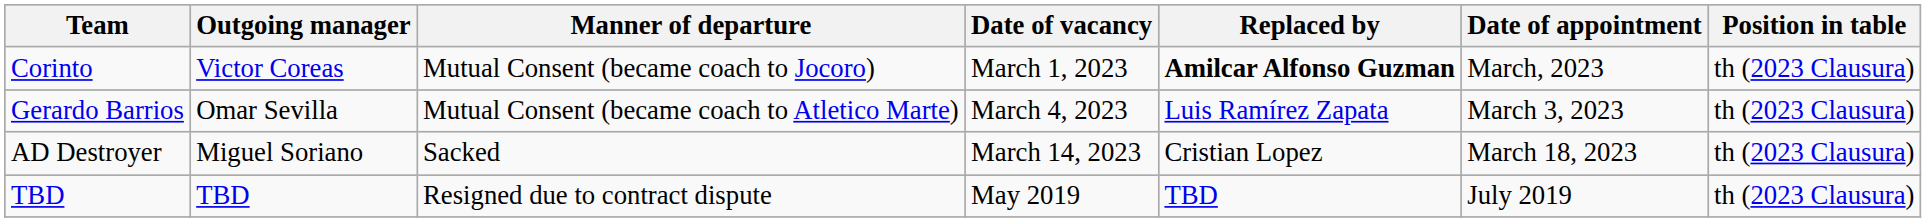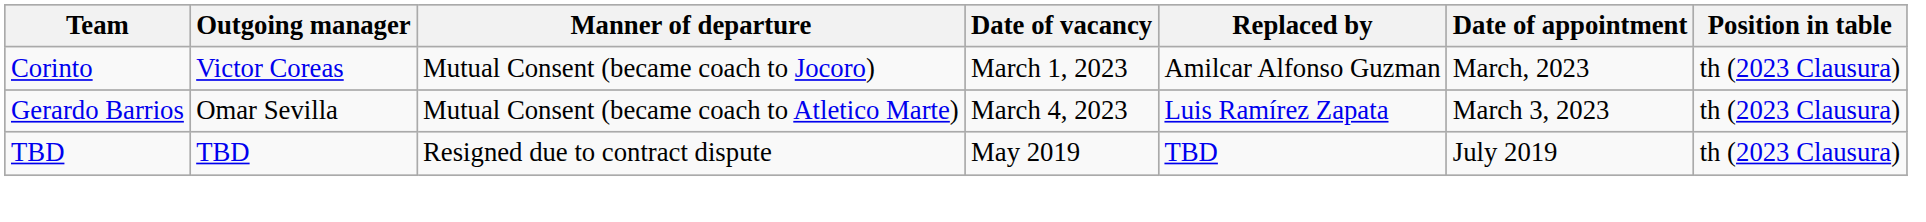(1310, 68) bold -> (1302, 68) normal
- row: (86, 152)
